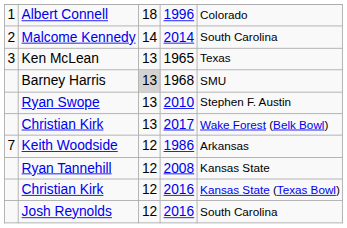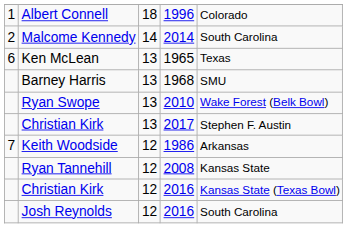(11, 59) 3 -> (11, 59) 6
(150, 80) lightgrey background -> (150, 80) no background
(246, 103) Stephen F. Austin -> (264, 103) Wake Forest (Belk Bowl)
(264, 124) Wake Forest (Belk Bowl) -> (246, 124) Stephen F. Austin
